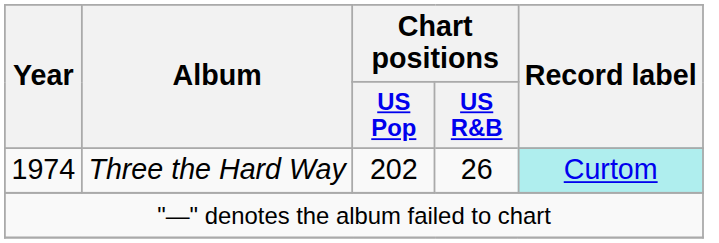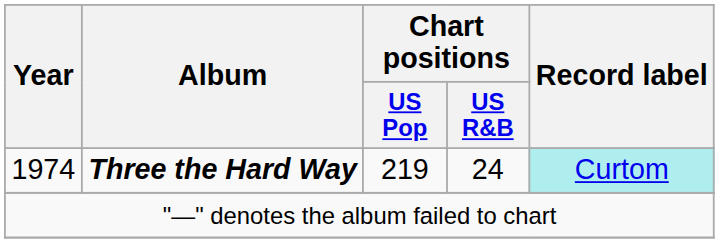(217, 169) normal -> (223, 169) bold
(394, 169) 202 -> (405, 169) 219
(477, 169) 26 -> (488, 169) 24
